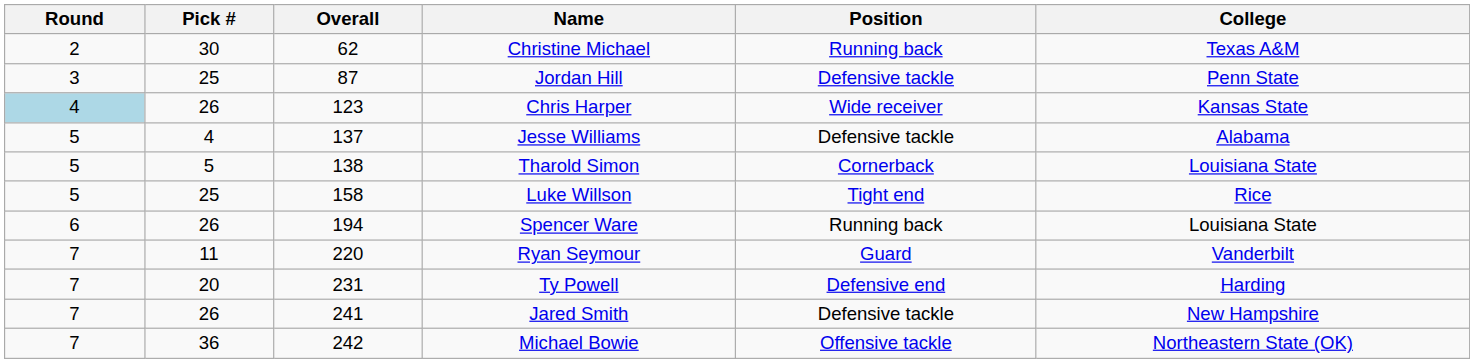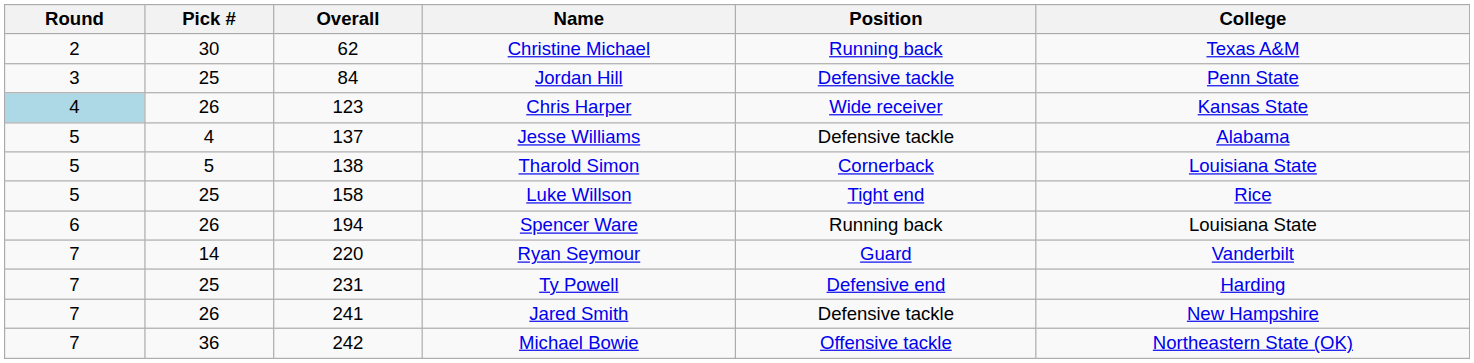(348, 78) 87 -> (348, 78) 84
(209, 254) 11 -> (209, 254) 14
(209, 284) 20 -> (209, 284) 25
